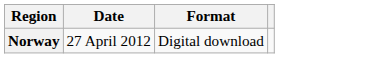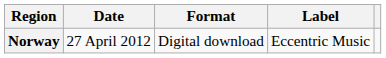+ column: (321, 16)
